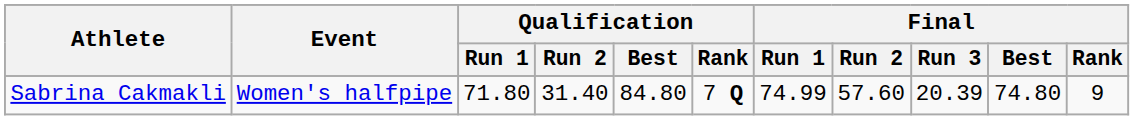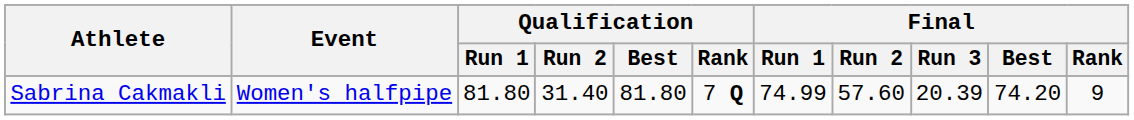(497, 95) 71.80 -> (497, 95) 81.80
(653, 95) 84.80 -> (653, 95) 81.80
(1028, 95) 74.80 -> (1028, 95) 74.20
